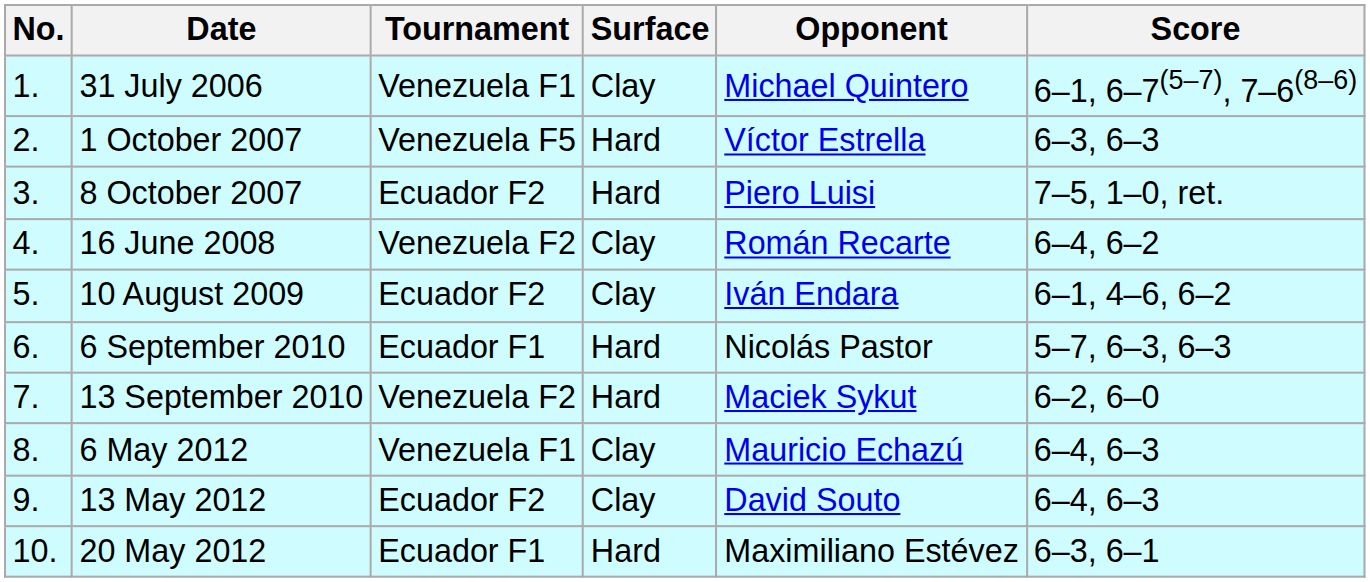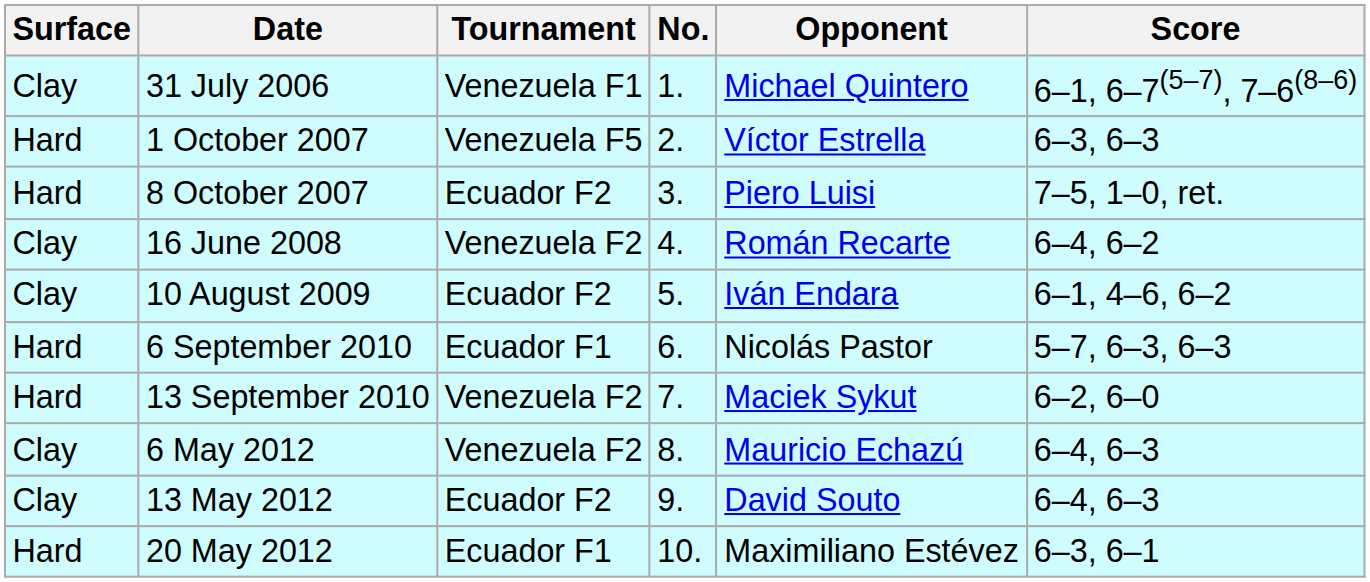columns swapped: (38, 30) <-> (650, 30)
(477, 448) Venezuela F1 -> (544, 448) Venezuela F2
